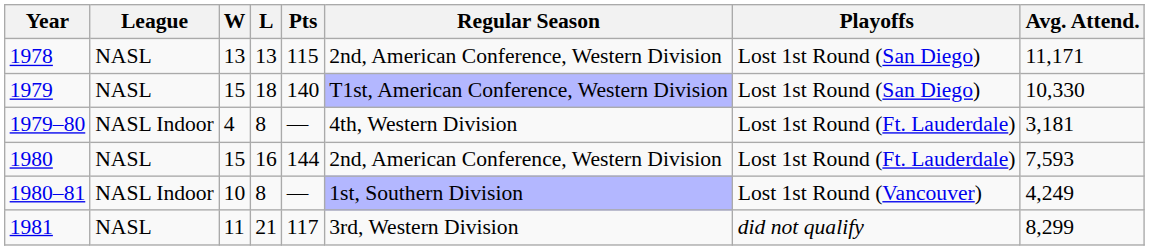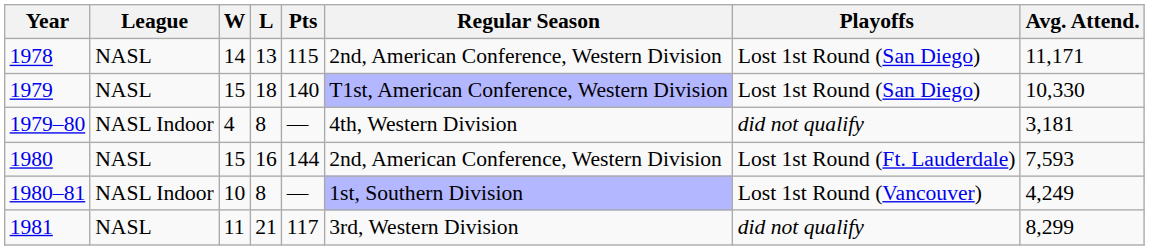(235, 55) 13 -> (235, 55) 14
(877, 124) Lost 1st Round (Ft. Lauderdale) -> (801, 124) did not qualify
